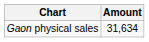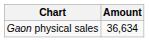(122, 28) 31,634 -> (122, 28) 36,634
